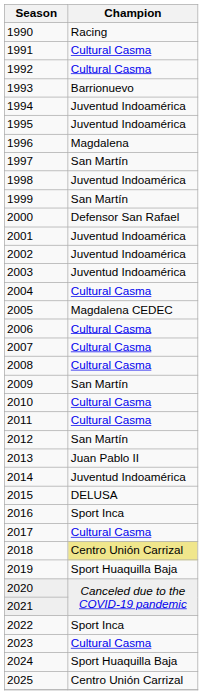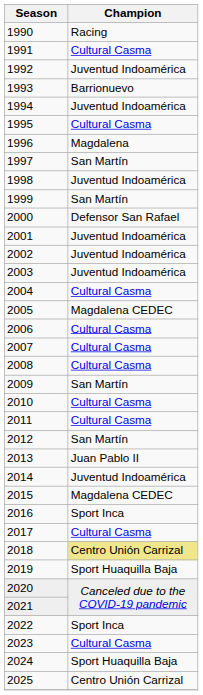(111, 69) Cultural Casma -> (128, 69) Juventud Indoamérica
(128, 124) Juventud Indoamérica -> (111, 124) Cultural Casma
(94, 495) DELUSA -> (122, 495) Magdalena CEDEC
